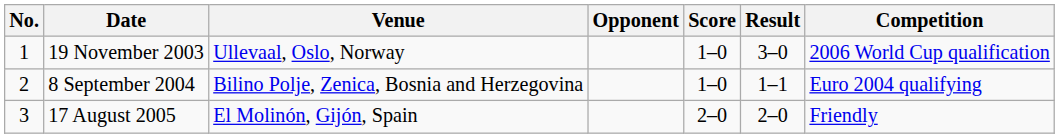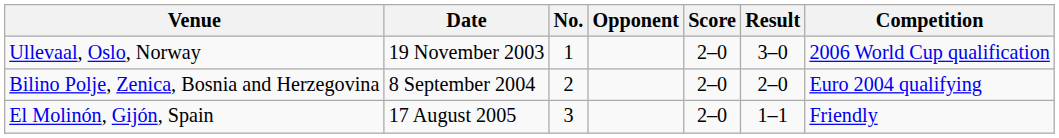columns swapped: (24, 20) <-> (398, 20)
(712, 52) 1–0 -> (712, 52) 2–0
(712, 84) 1–0 -> (712, 84) 2–0
(773, 84) 1–1 -> (773, 84) 2–0
(773, 116) 2–0 -> (773, 116) 1–1
